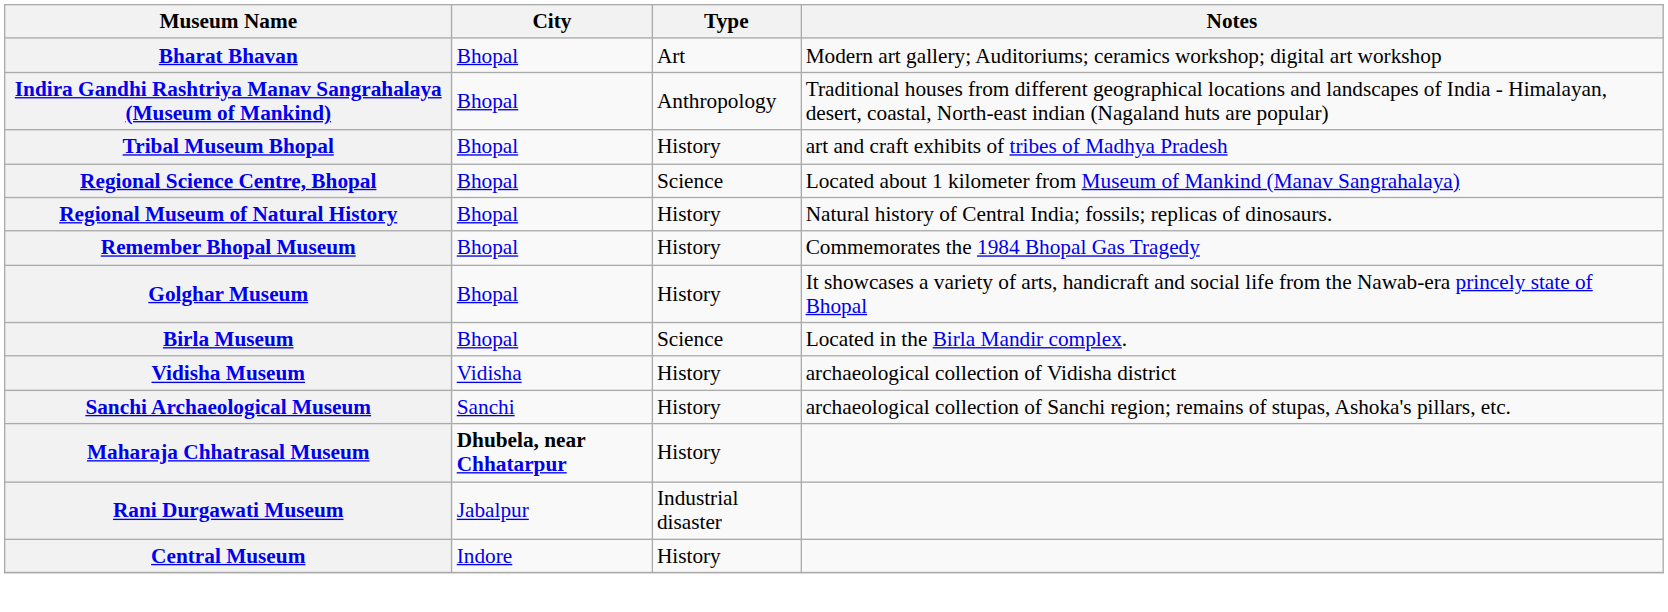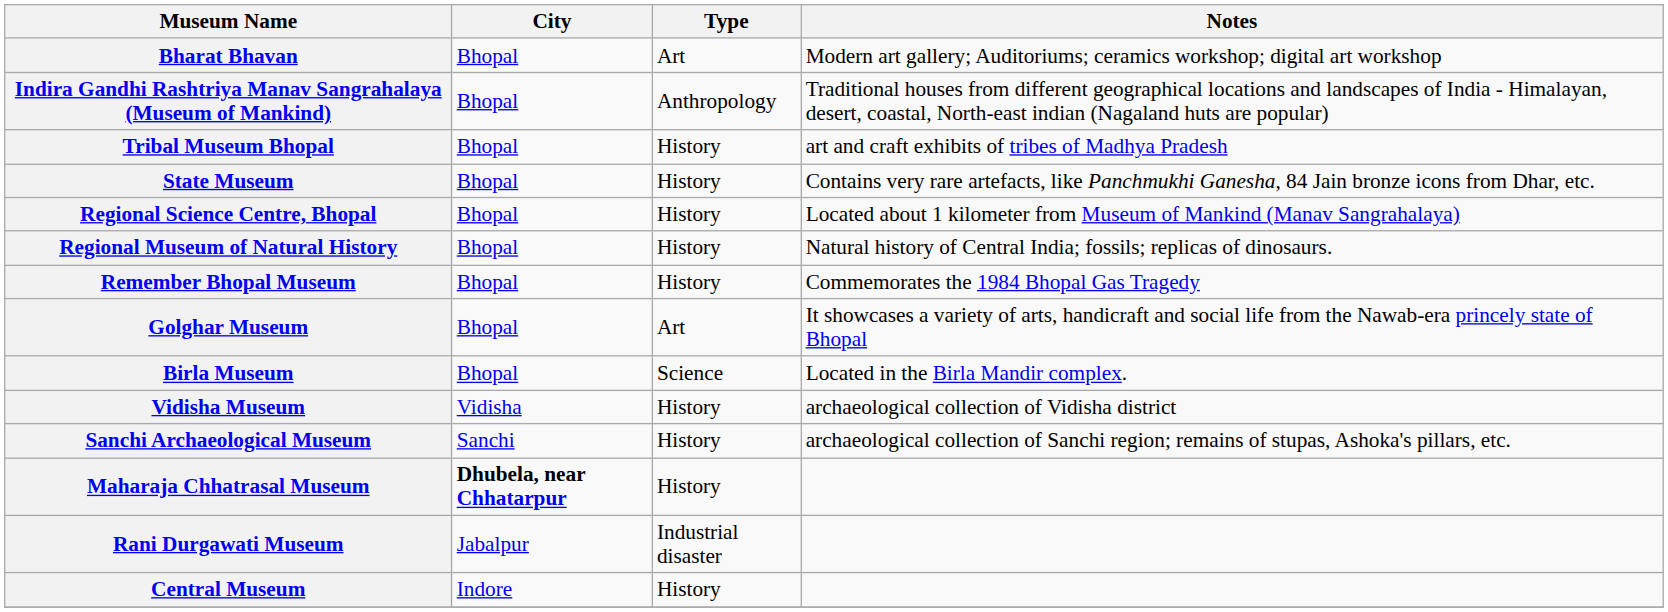+ row: (228, 180)
(690, 180) Science -> (689, 214) History
(689, 293) History -> (671, 327) Art
